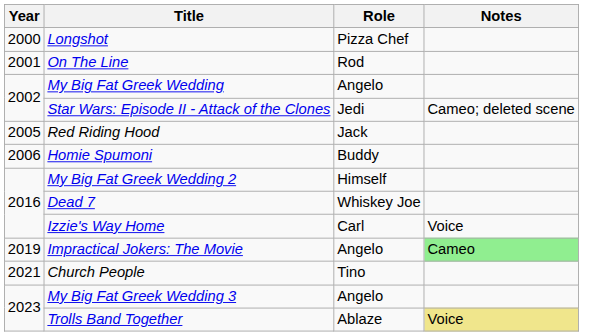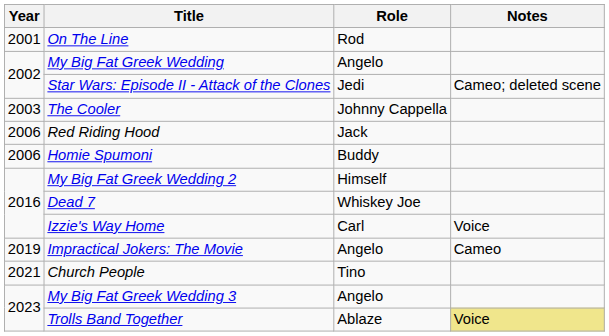- row: (78, 39)
+ row: (84, 109)
(24, 132) 2005 -> (24, 132) 2006
(451, 249) lightgreen background -> (477, 249) no background
